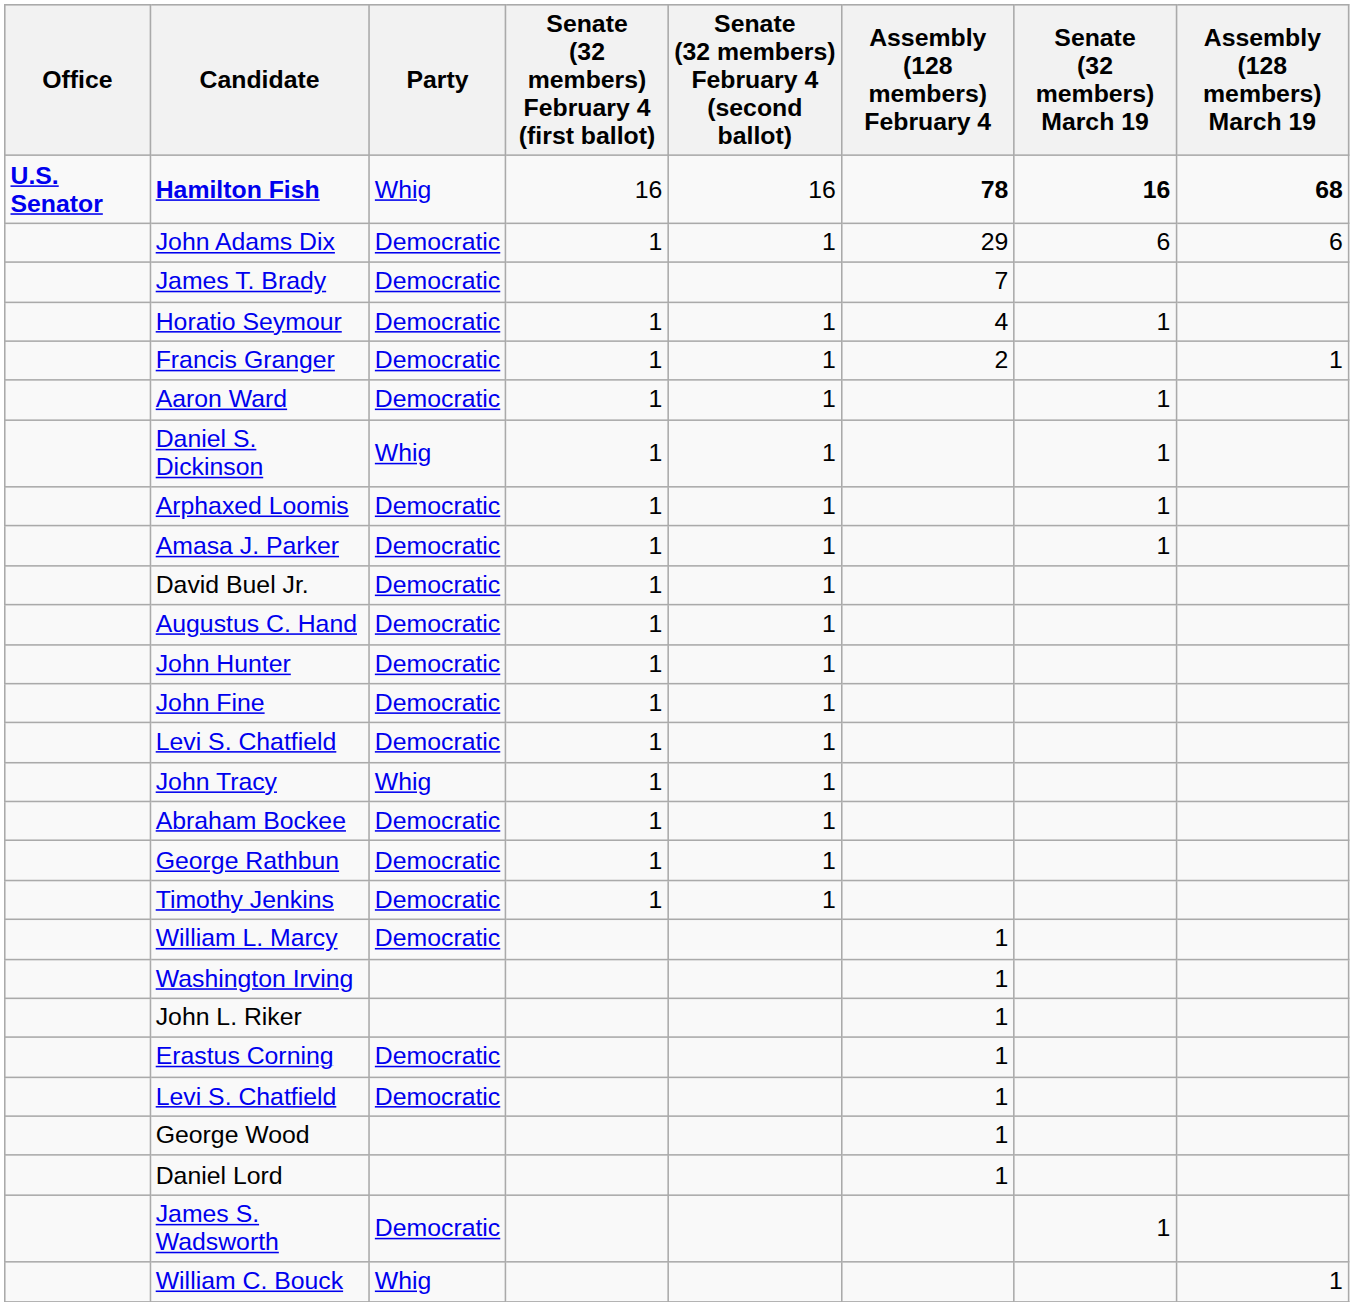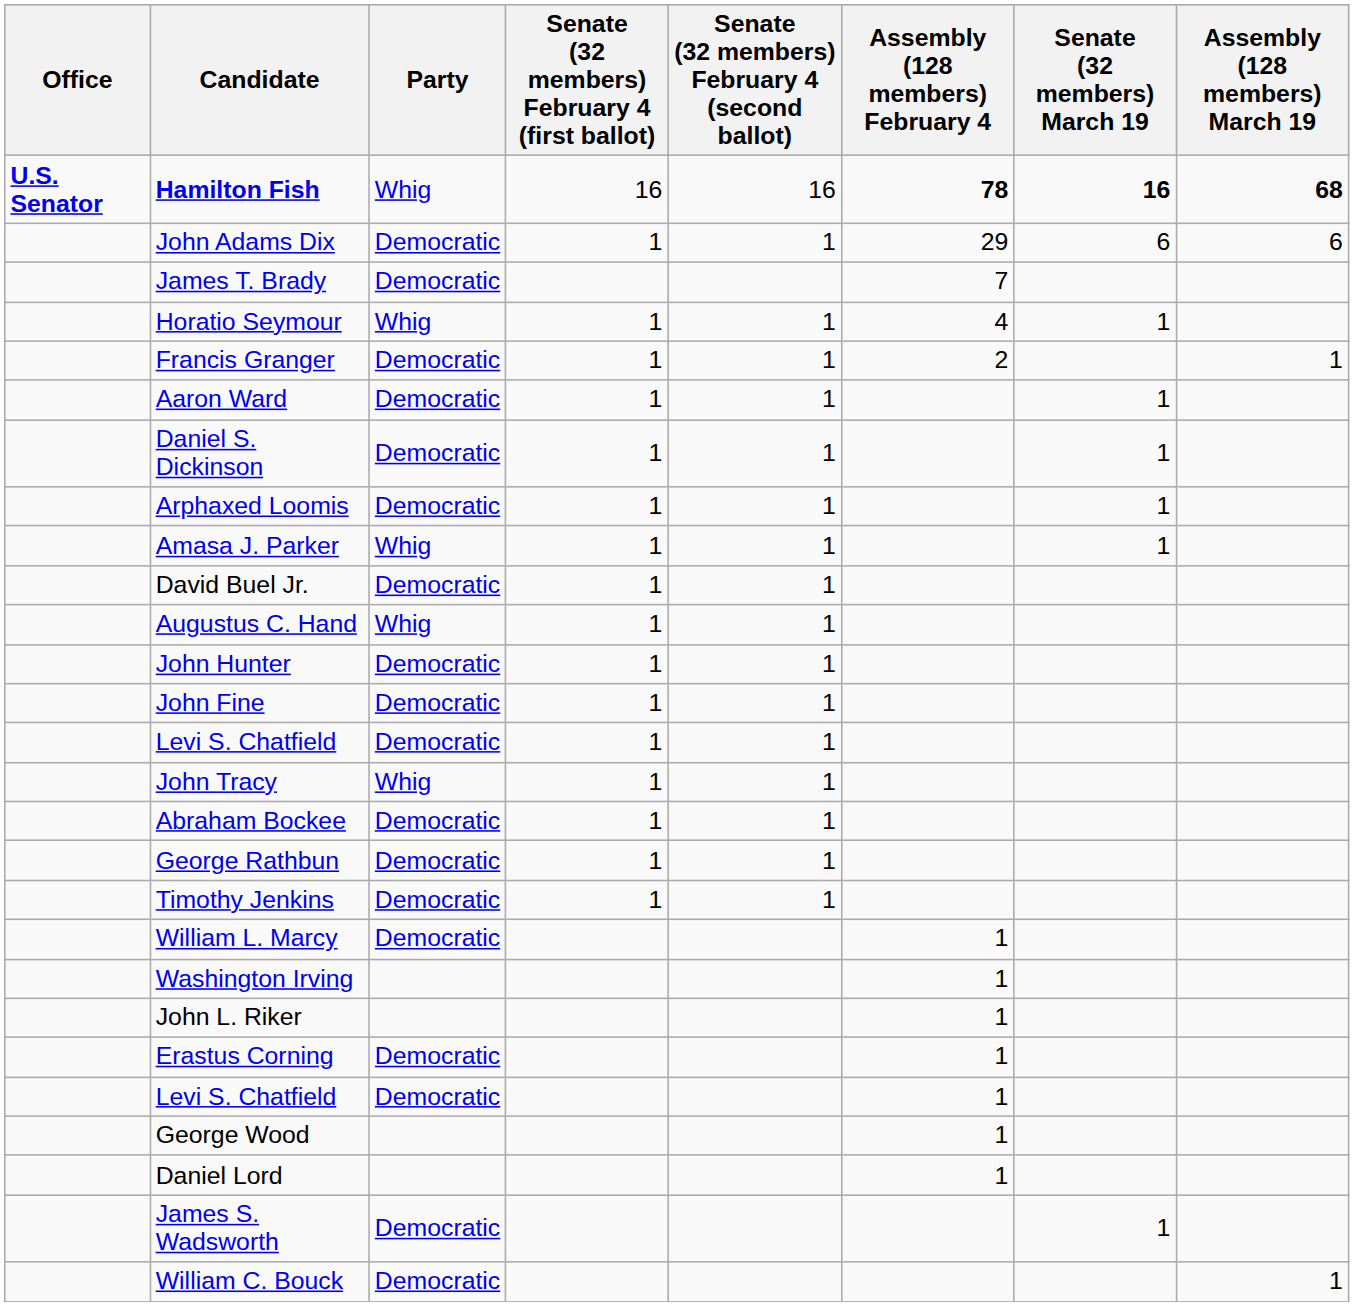(438, 320) Democratic -> (403, 320) Whig
(403, 452) Whig -> (438, 452) Democratic
(438, 545) Democratic -> (403, 545) Whig
(438, 624) Democratic -> (403, 624) Whig
(403, 1281) Whig -> (438, 1281) Democratic
